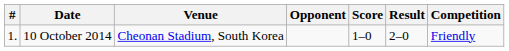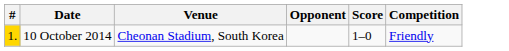- column: (407, 14)
(12, 35) no background -> (12, 35) gold background
